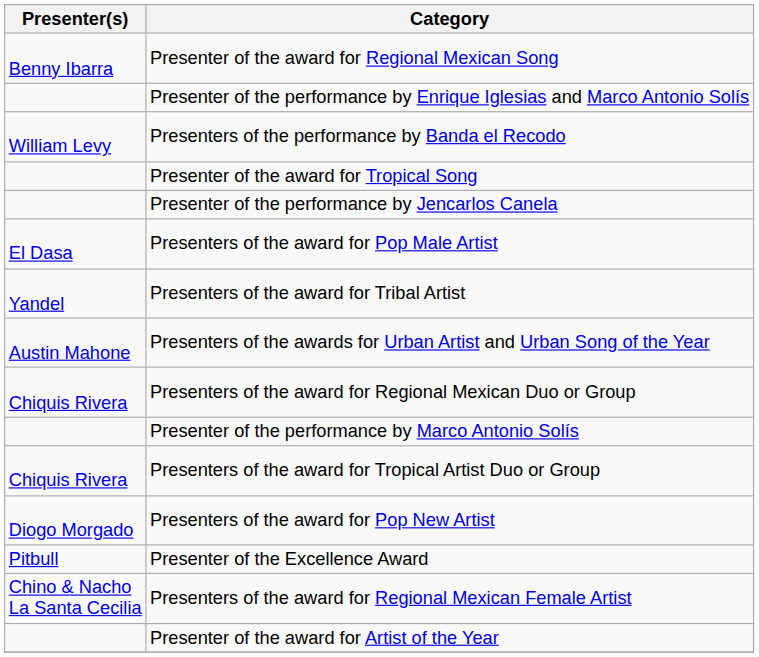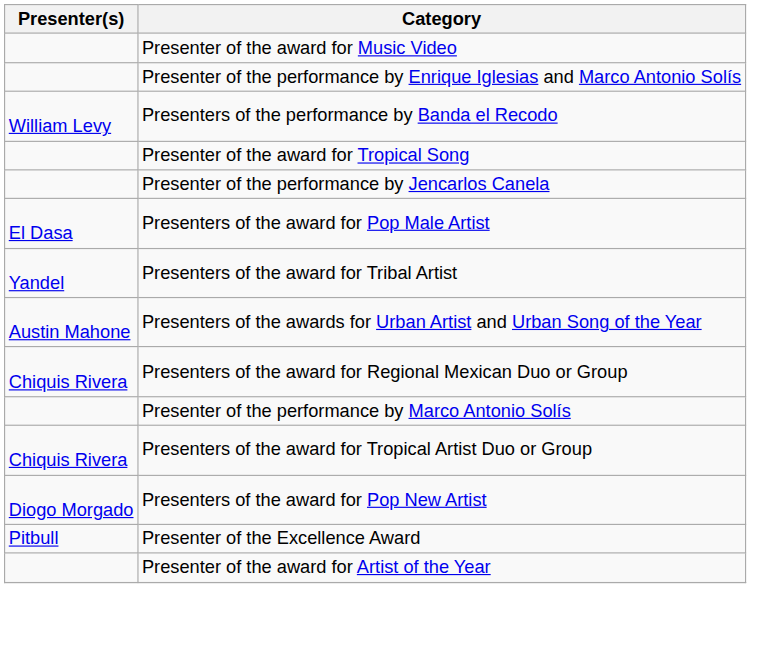+ row: (299, 47)
- row: (354, 58)
- row: (391, 598)
